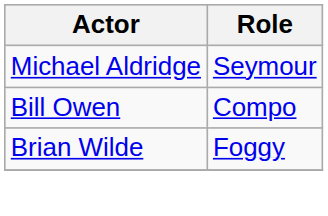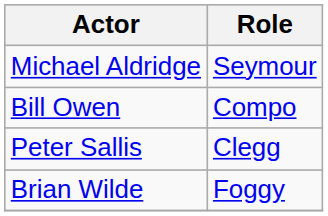+ row: (76, 148)
